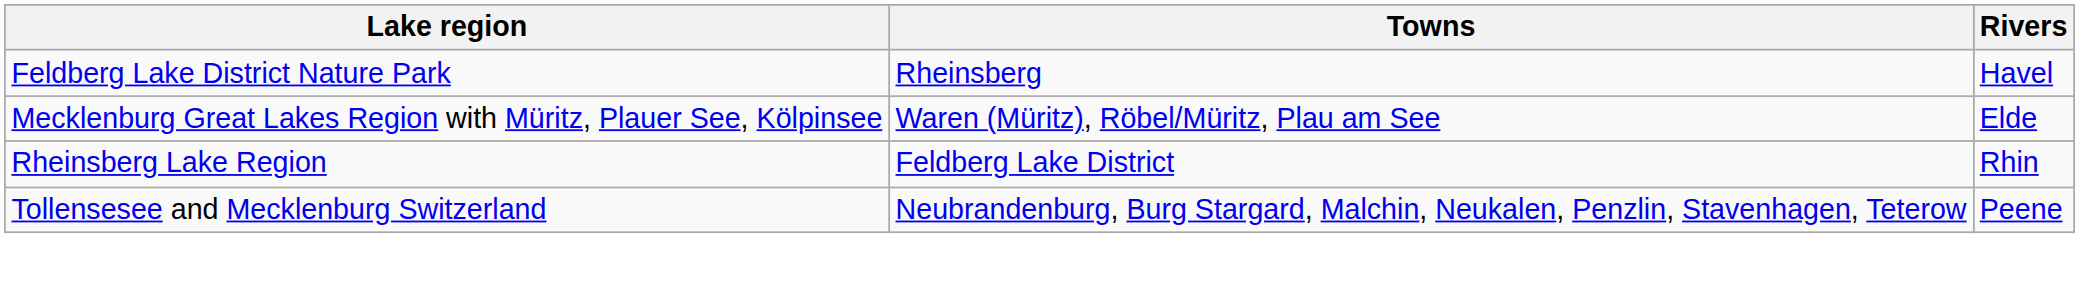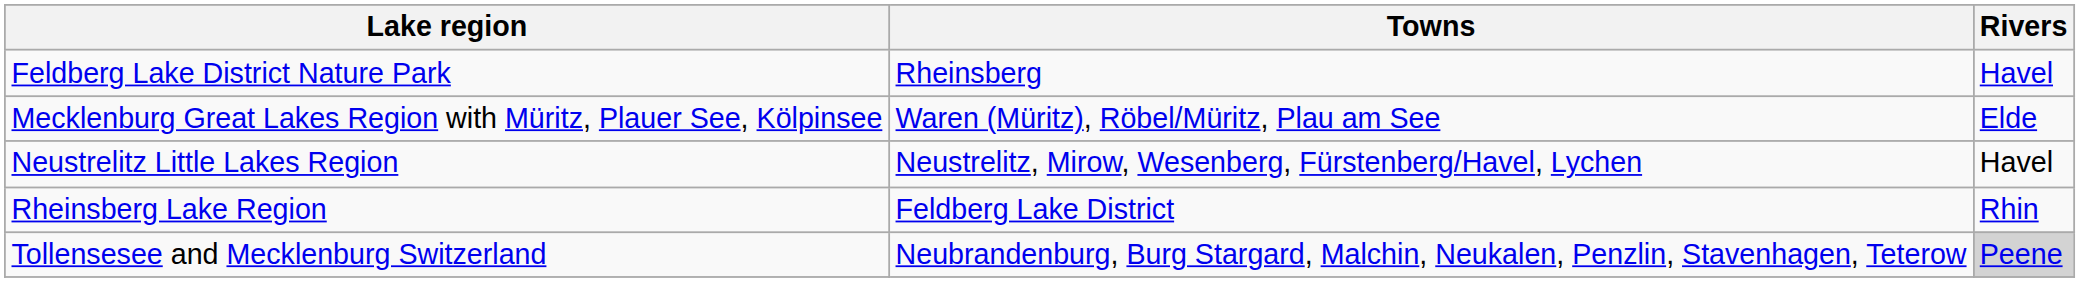+ row: (205, 163)
(2021, 208) no background -> (2021, 254) lightgrey background
